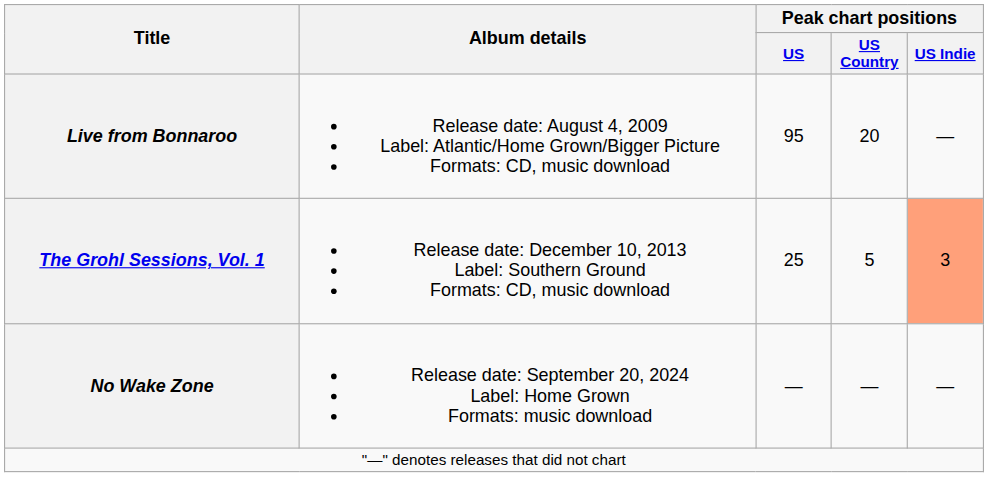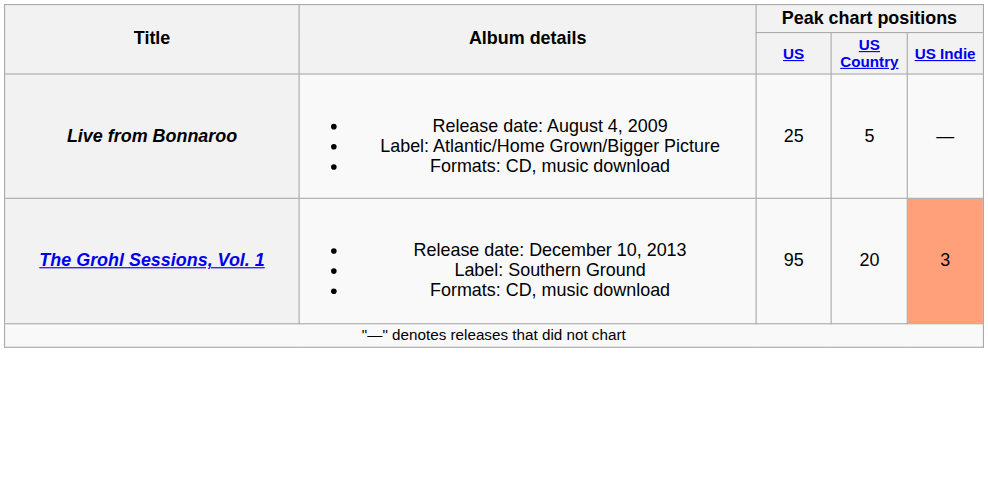(794, 136) 95 -> (794, 136) 25
(869, 136) 20 -> (869, 136) 5
(794, 260) 25 -> (794, 260) 95
(869, 260) 5 -> (869, 260) 20
- row: (152, 385)
